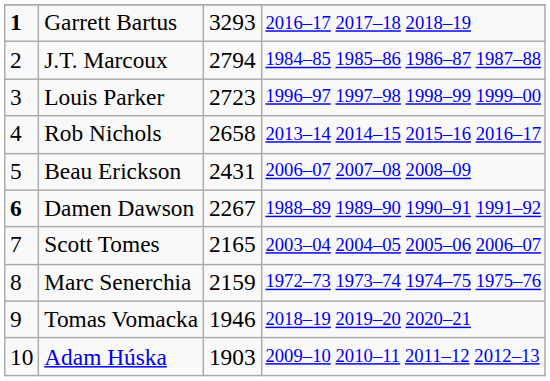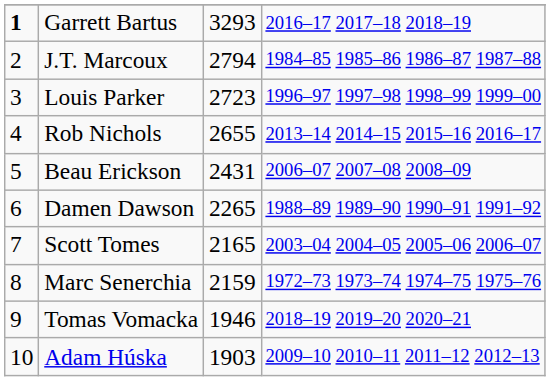(232, 134) 2658 -> (232, 134) 2655
(16, 208) bold -> (16, 208) normal
(232, 208) 2267 -> (232, 208) 2265
